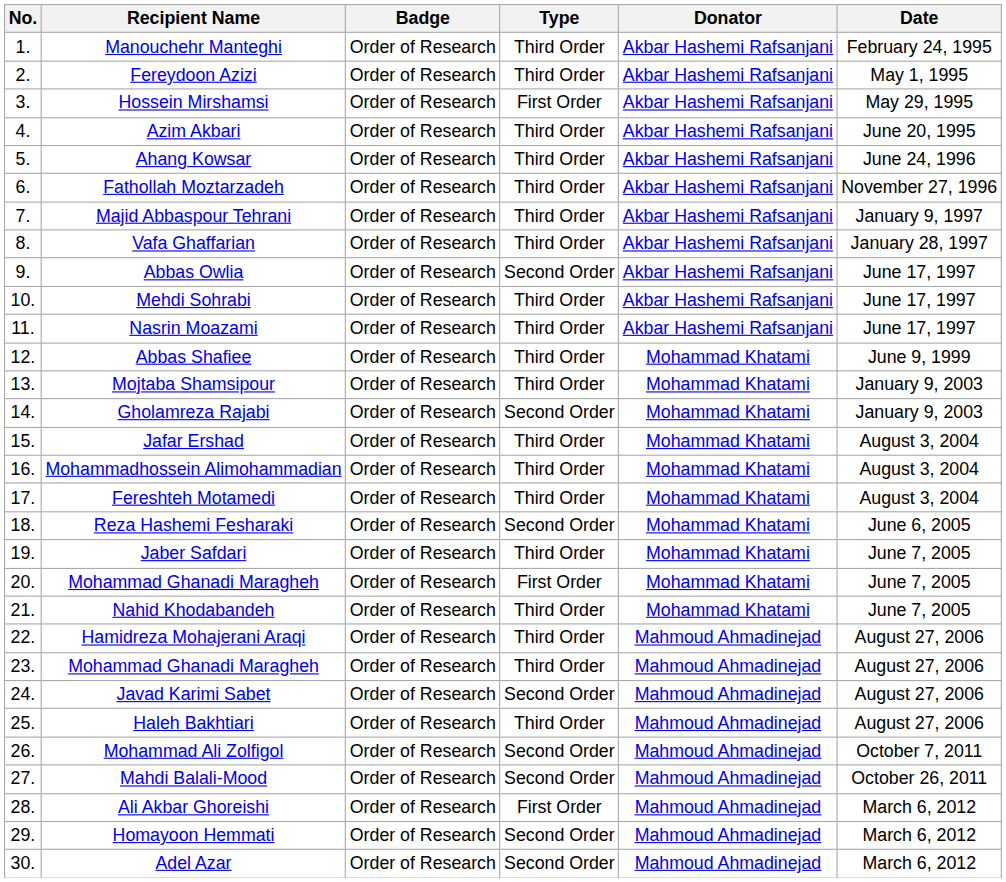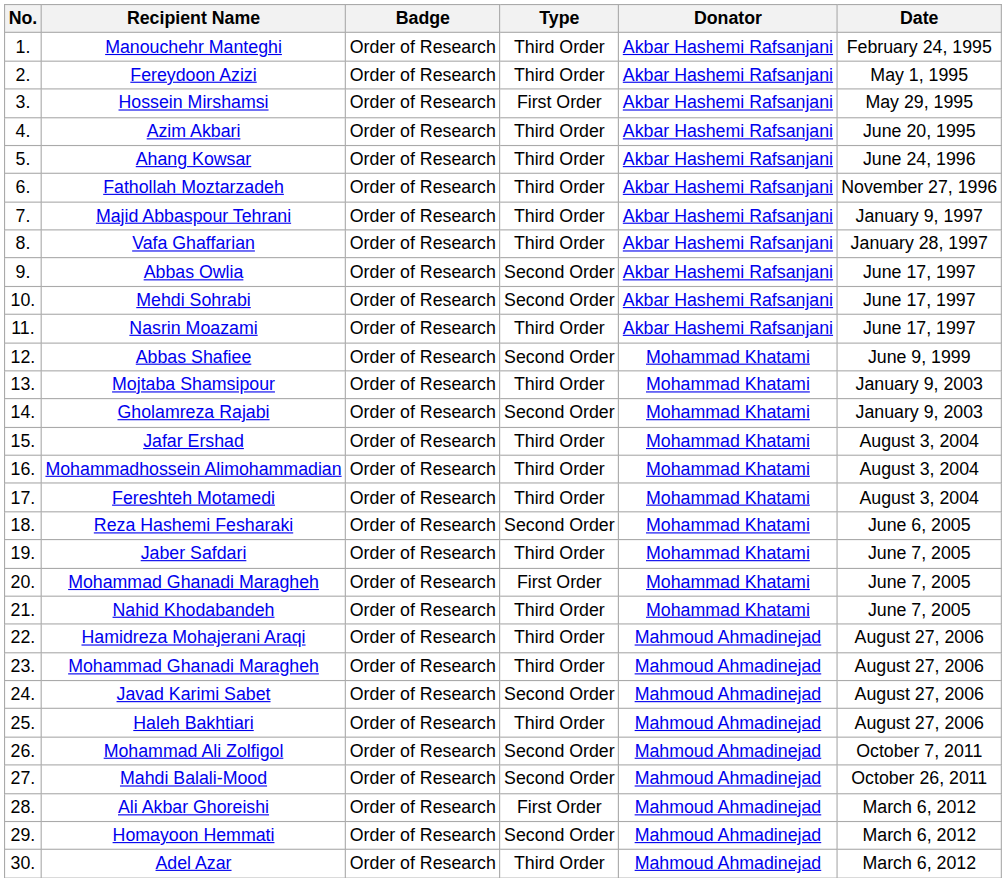(559, 300) Third Order -> (559, 300) Second Order
(559, 356) Third Order -> (559, 356) Second Order
(559, 863) Second Order -> (559, 863) Third Order
